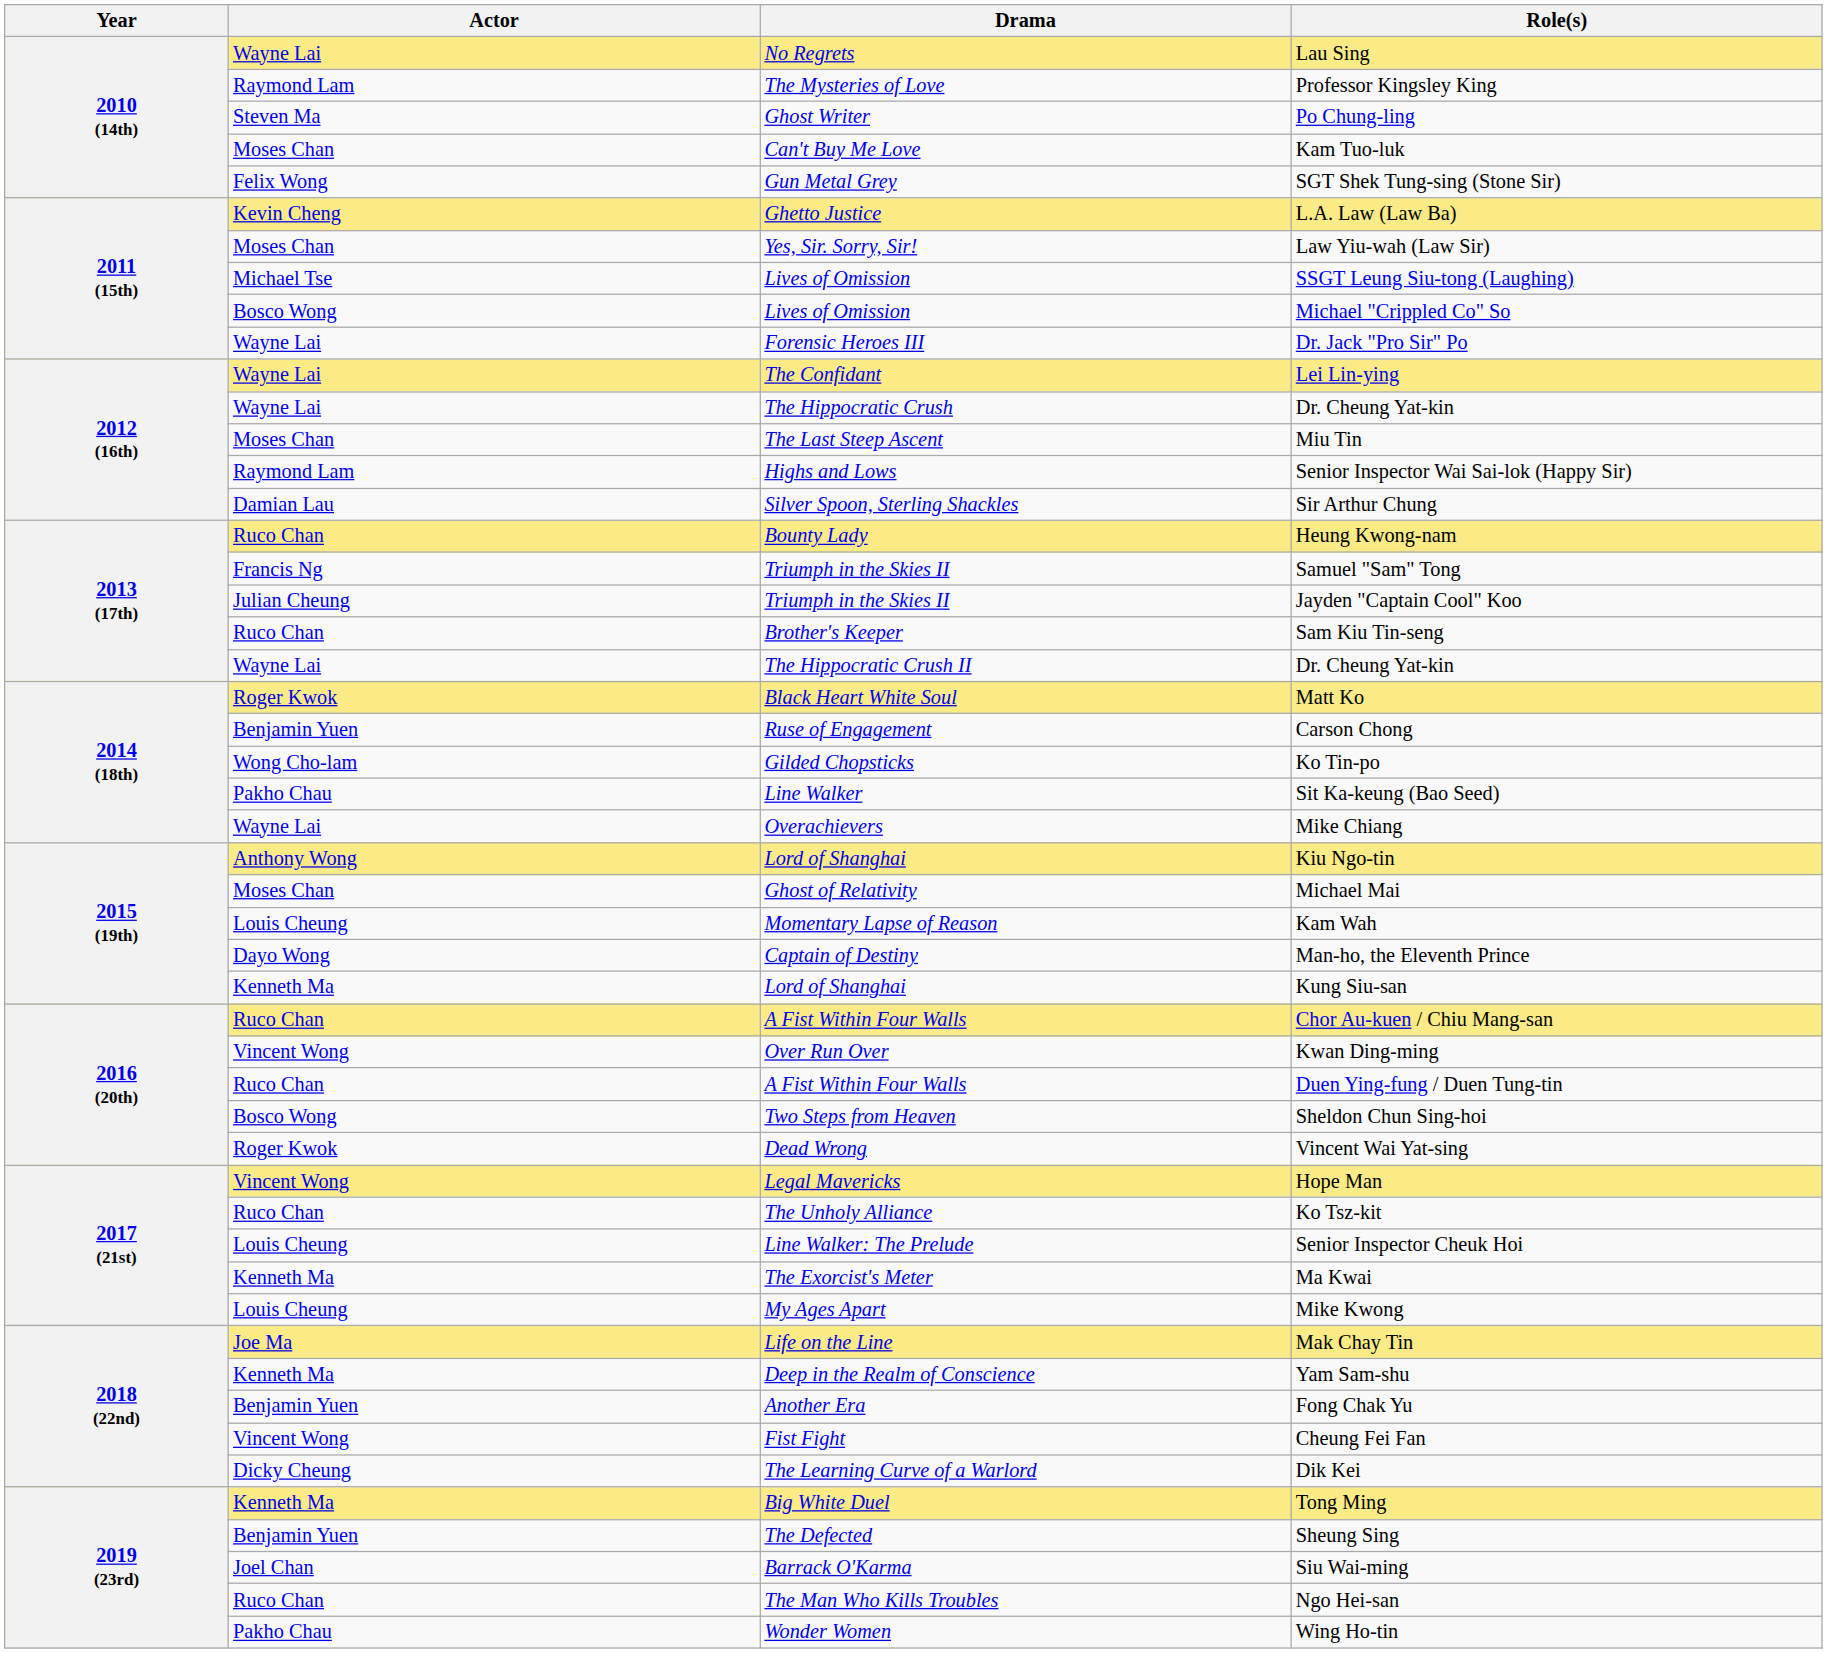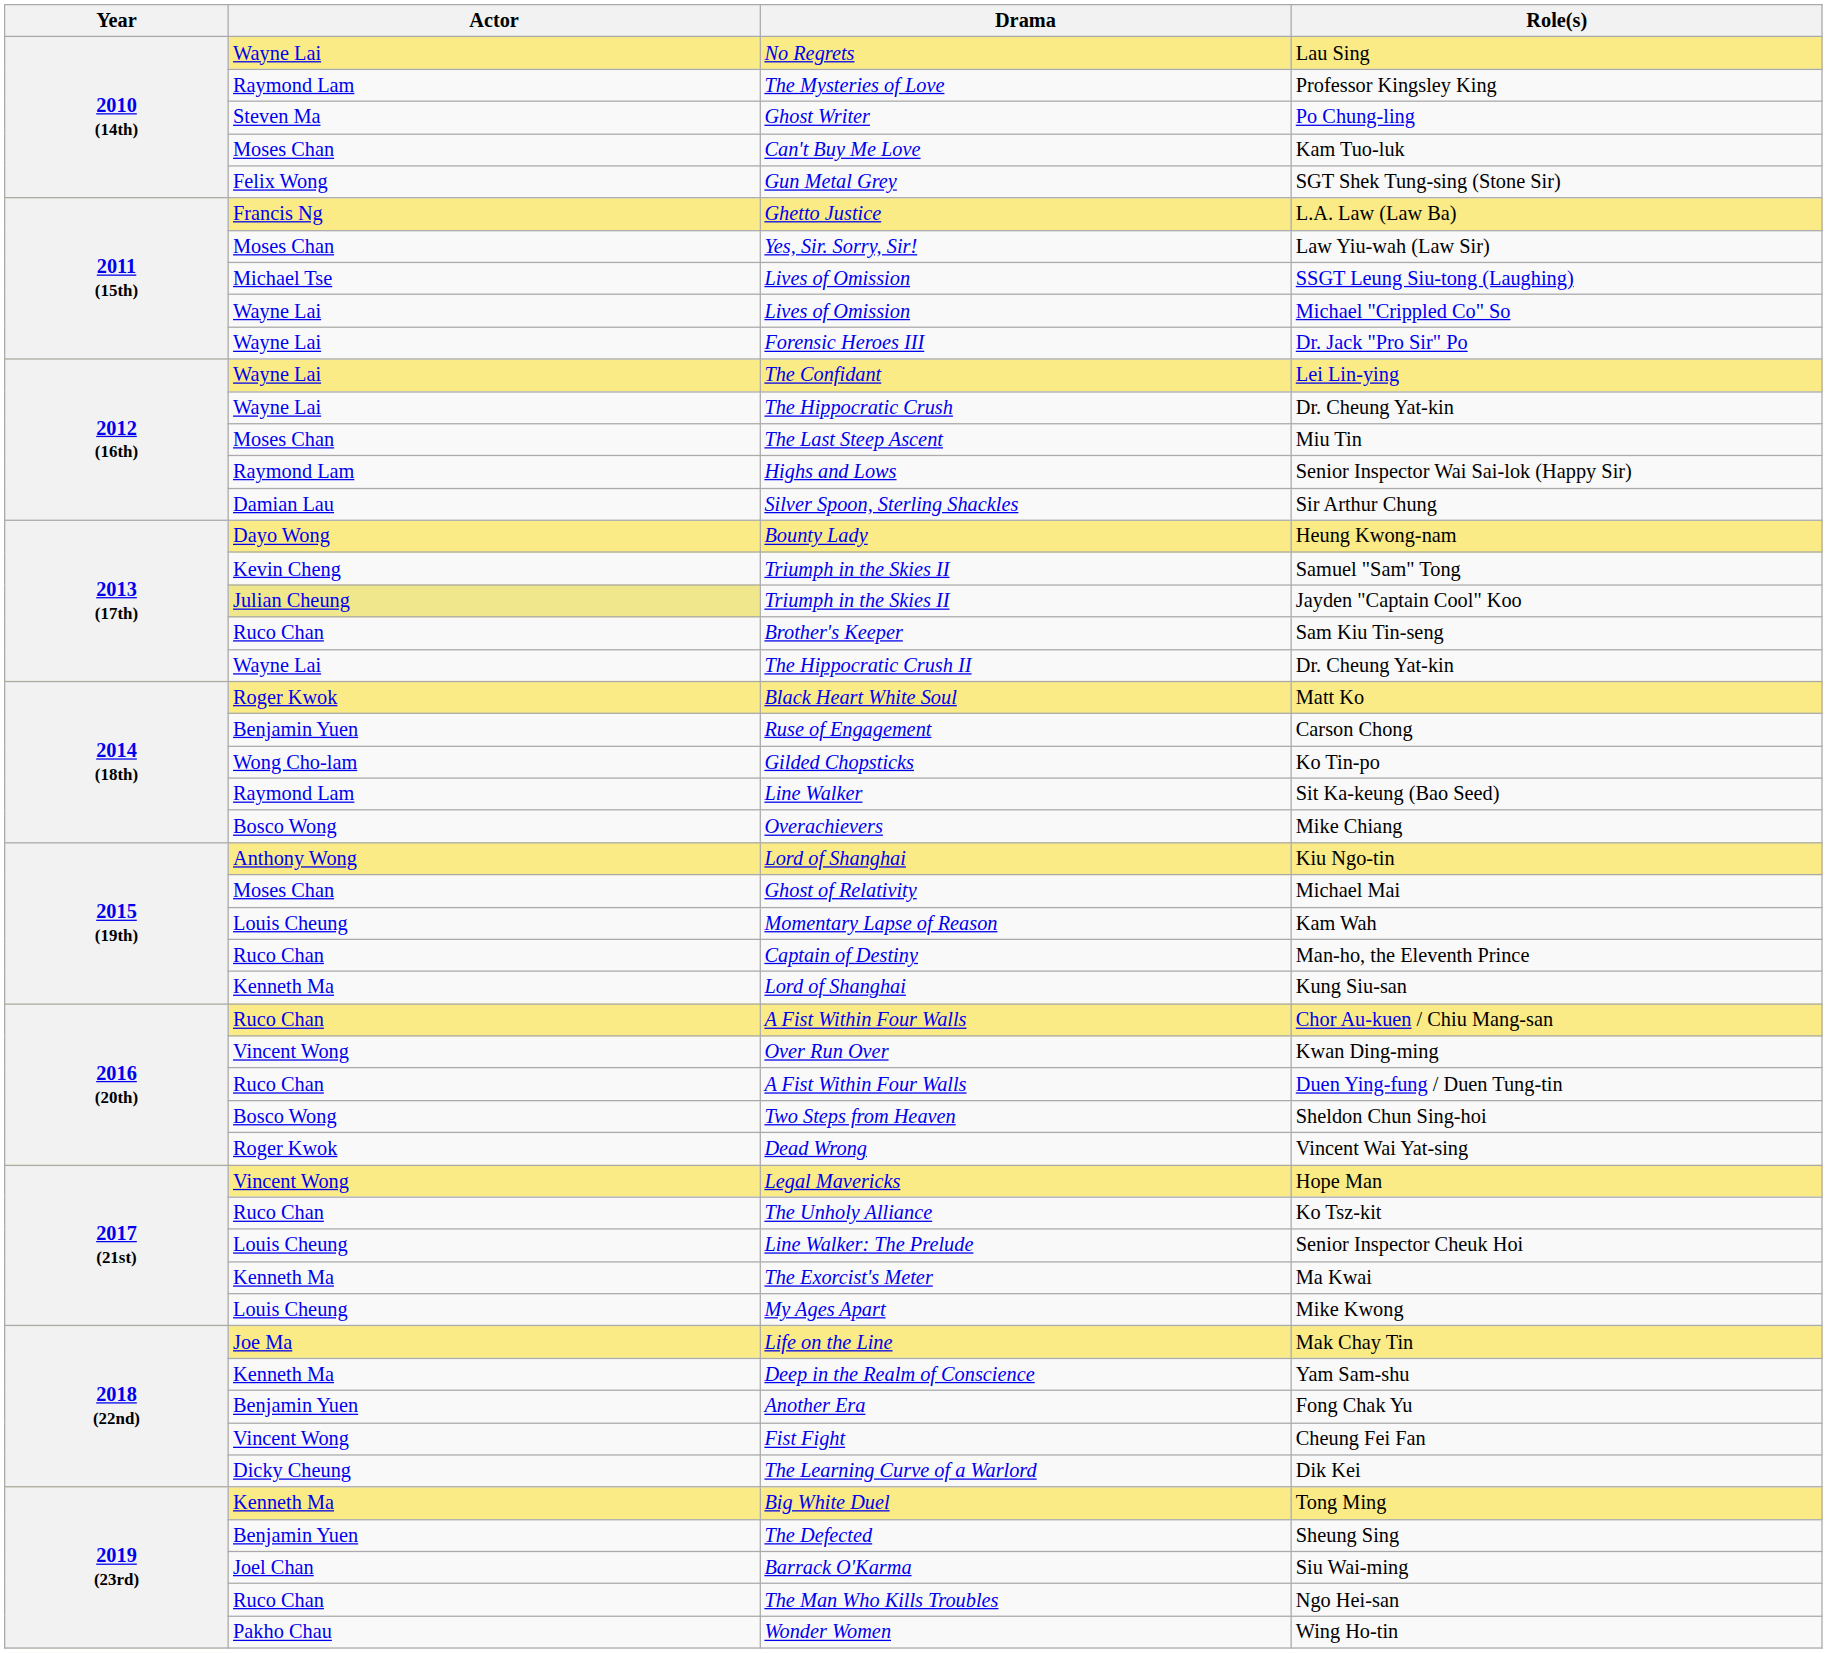(287, 213) Kevin Cheng -> (278, 213) Francis Ng
(285, 310) Bosco Wong -> (277, 310) Wayne Lai
(278, 536) Ruco Chan -> (281, 536) Dayo Wong
(278, 568) Francis Ng -> (287, 568) Kevin Cheng
(291, 600) no background -> (291, 600) khaki background
(282, 794) Pakho Chau -> (294, 794) Raymond Lam
(277, 826) Wayne Lai -> (285, 826) Bosco Wong
(281, 955) Dayo Wong -> (278, 955) Ruco Chan
